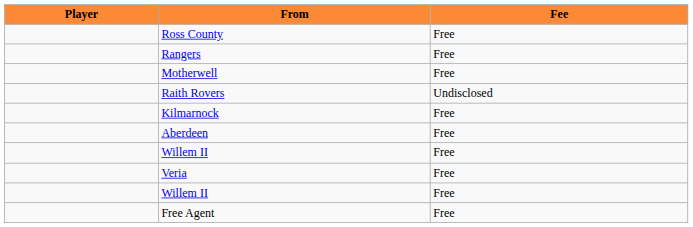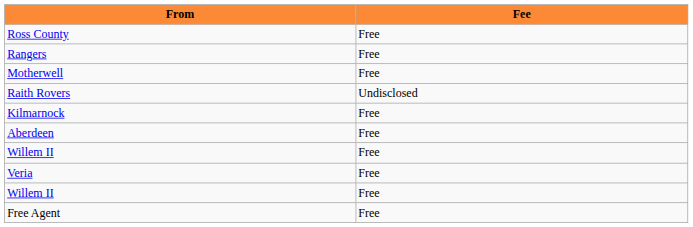- column: (82, 14)
